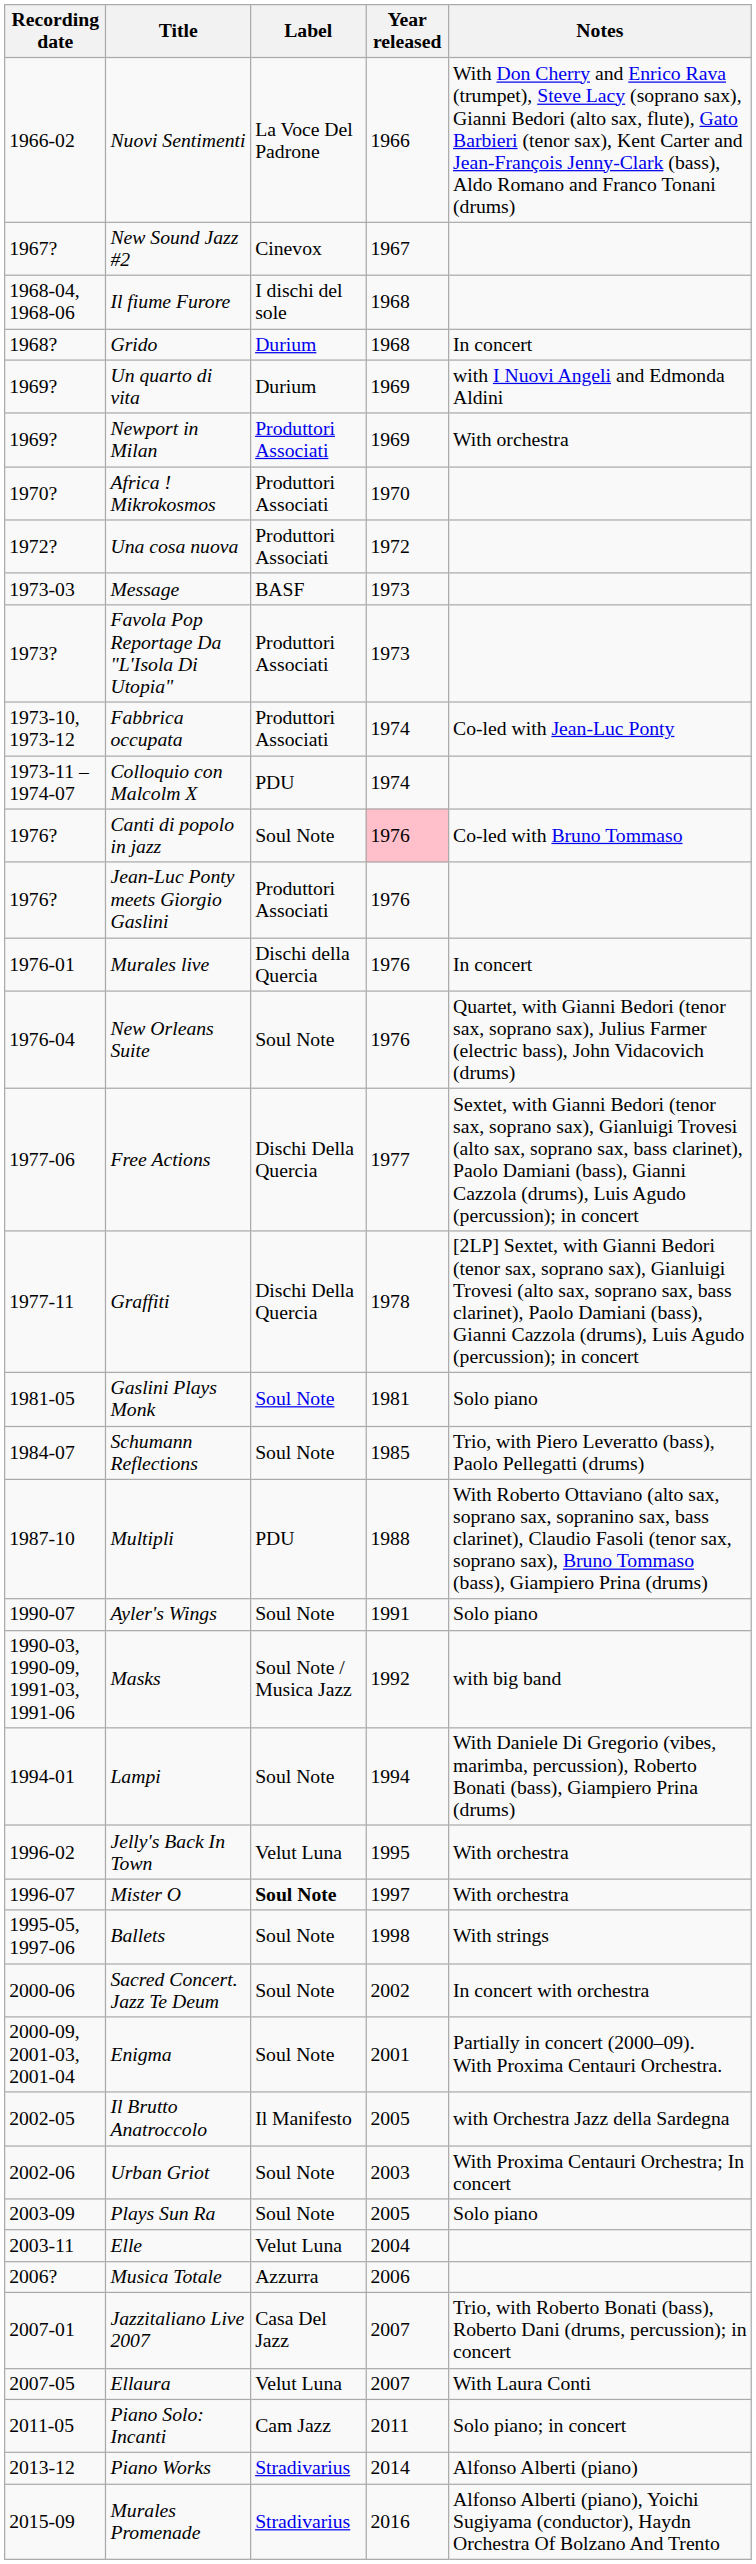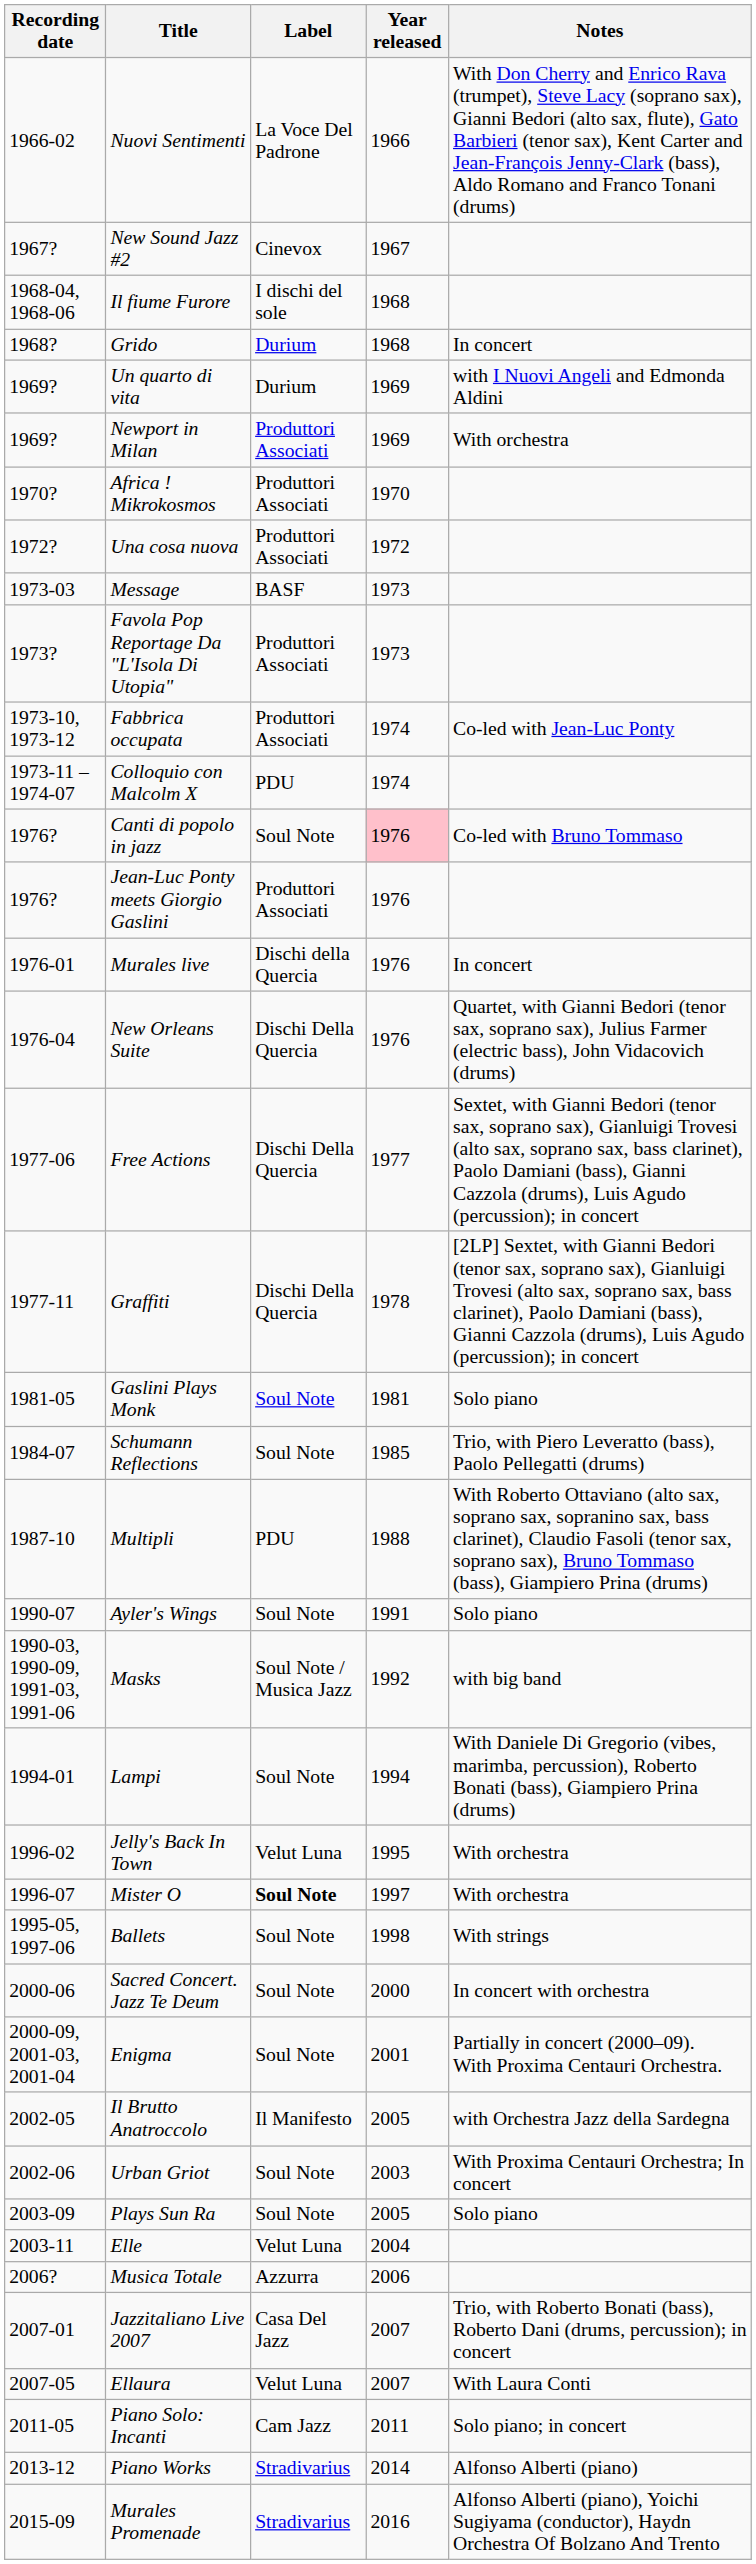(295, 1039) Soul Note -> (305, 1039) Dischi Della Quercia
(390, 1989) 2002 -> (390, 1989) 2000
